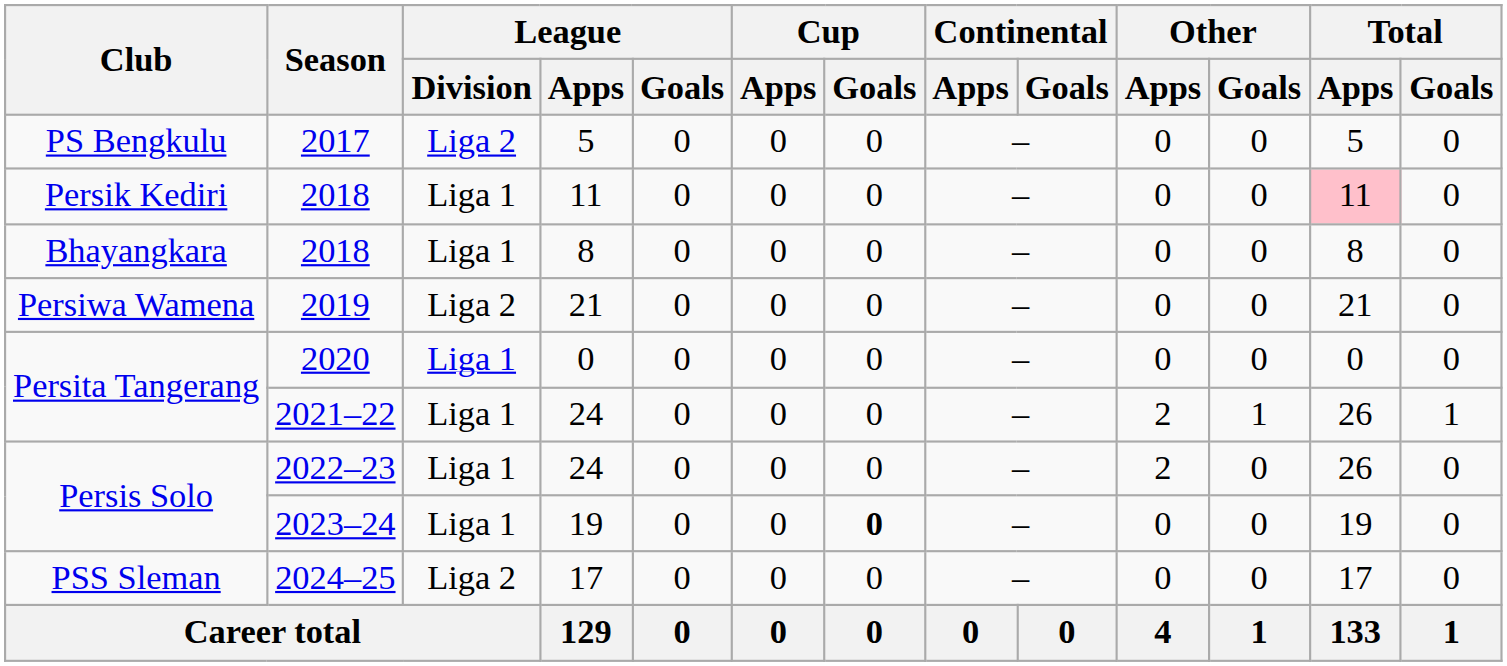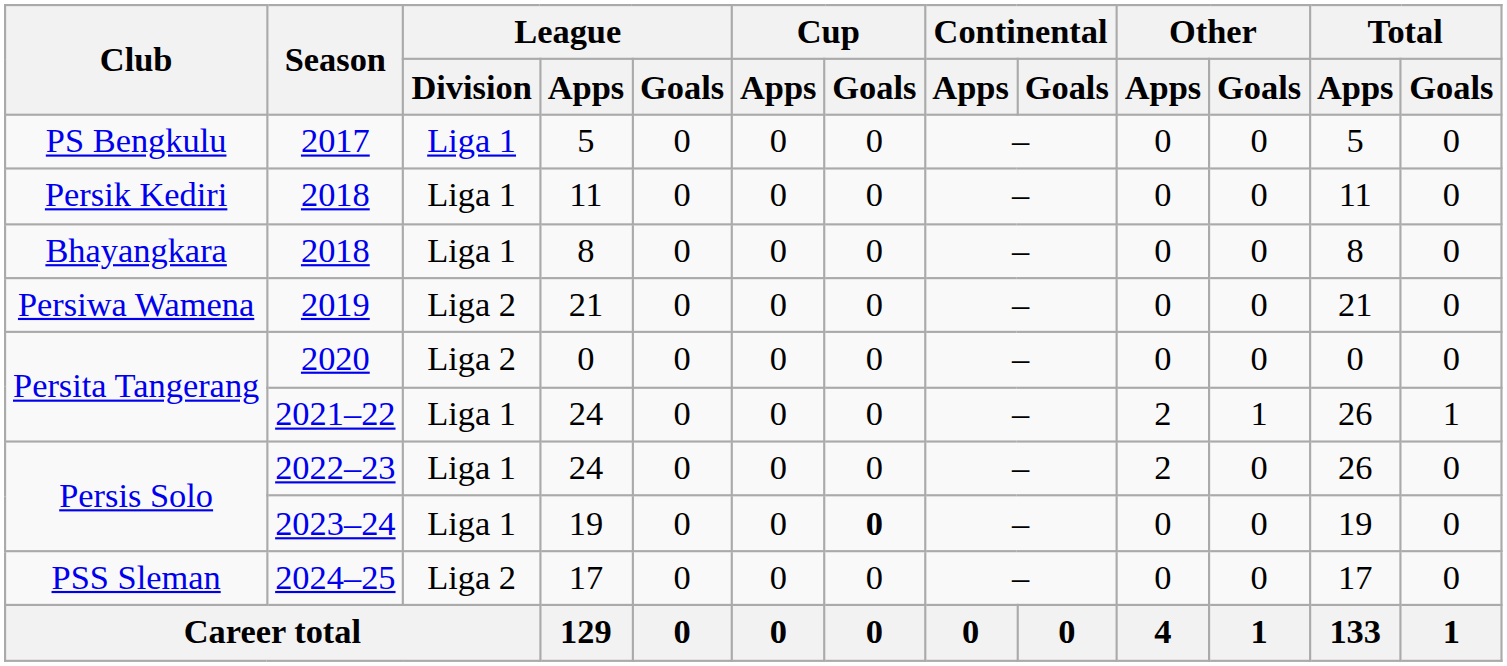(472, 140) Liga 2 -> (472, 140) Liga 1
(1355, 195) pink background -> (1355, 195) no background
(472, 359) Liga 1 -> (472, 359) Liga 2
